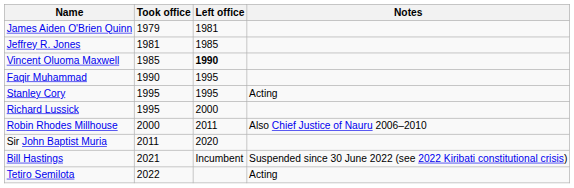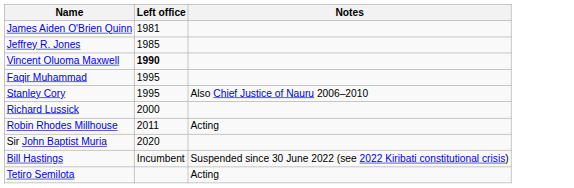- column: (164, 12)
(263, 93) Acting -> (279, 93) Also Chief Justice of Nauru 2006–2010
(338, 126) Also Chief Justice of Nauru 2006–2010 -> (205, 126) Acting
